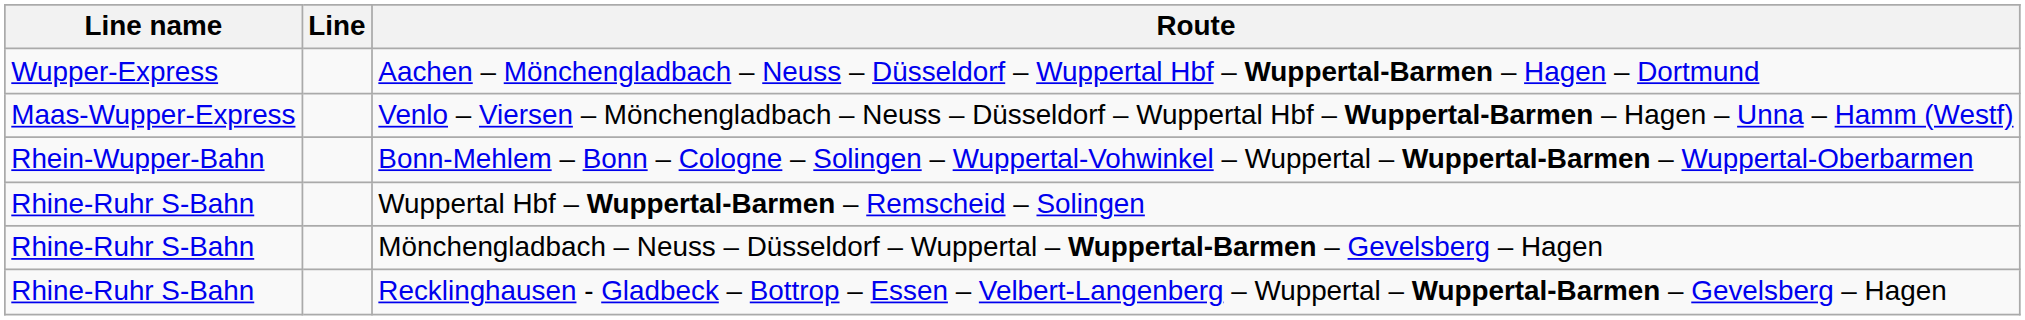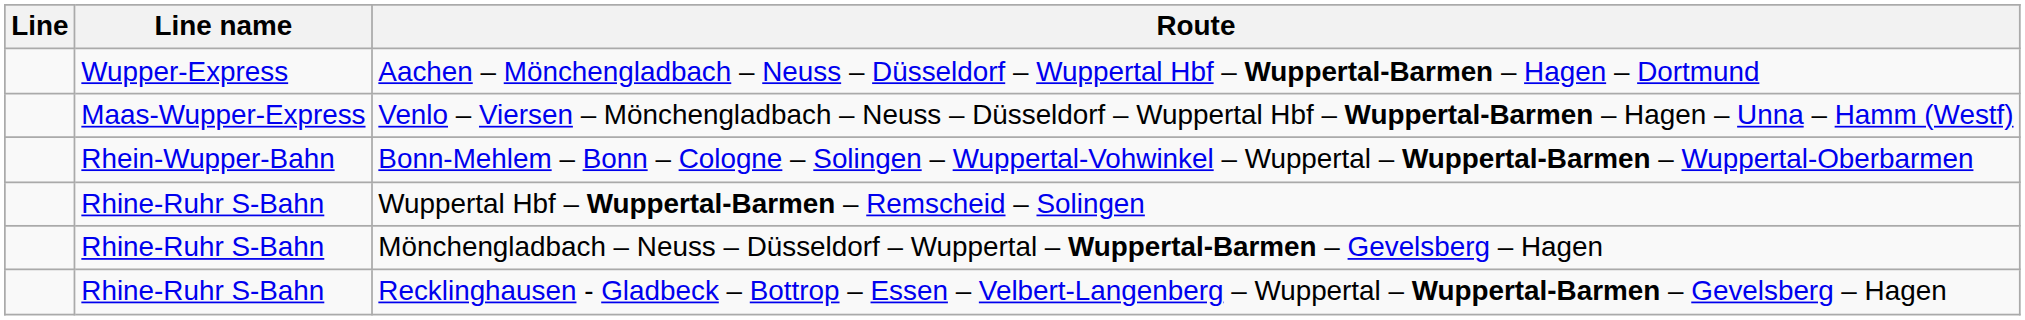columns swapped: (337, 26) <-> (153, 26)
